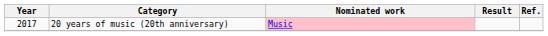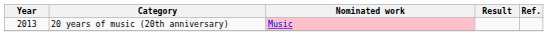(27, 24) 2017 -> (27, 24) 2013
